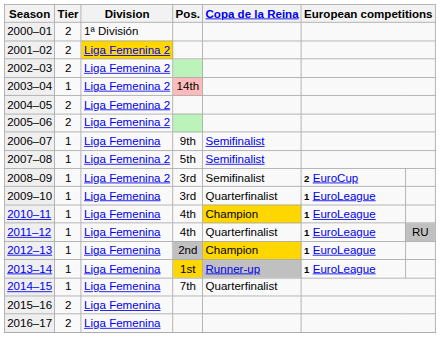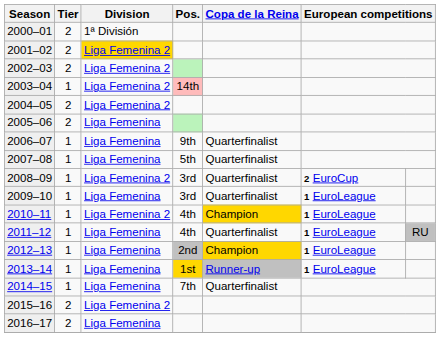(127, 122) Liga Femenina 2 -> (122, 122) Liga Femenina
(235, 141) Semifinalist -> (241, 141) Quarterfinalist
(127, 159) Liga Femenina 2 -> (122, 159) Liga Femenina
(235, 159) Semifinalist -> (241, 159) Quarterfinalist
(235, 177) Semifinalist -> (241, 177) Quarterfinalist
(122, 214) Liga Femenina -> (127, 214) Liga Femenina 2
(122, 305) Liga Femenina -> (127, 305) Liga Femenina 2
